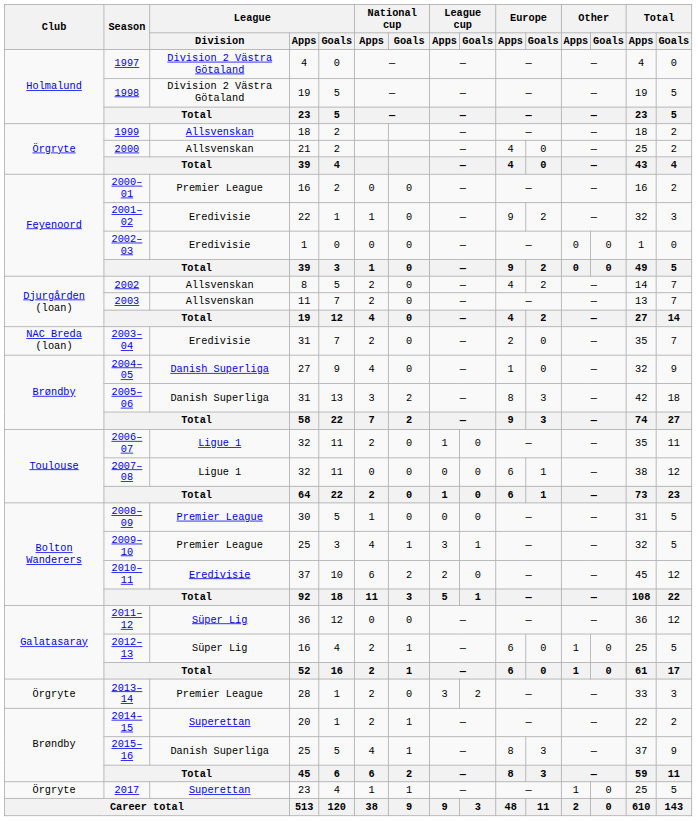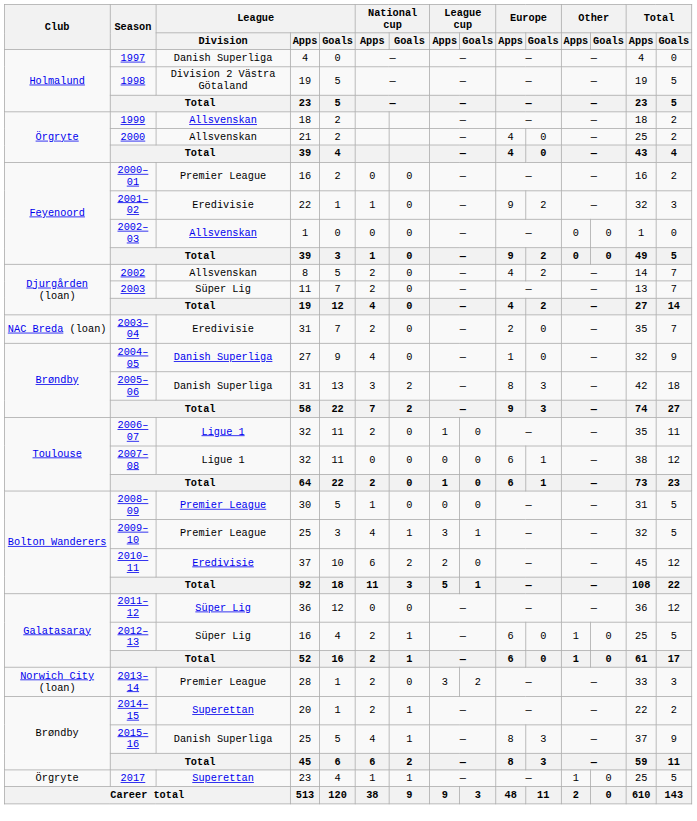(220, 64) Division 2 Västra Götaland -> (223, 58) Danish Superliga
(220, 245) Eredivisie -> (223, 233) Allsvenskan
(220, 301) Allsvenskan -> (223, 290) Süper Lig
(54, 694) Örgryte -> (57, 682) Norwich City (loan)
